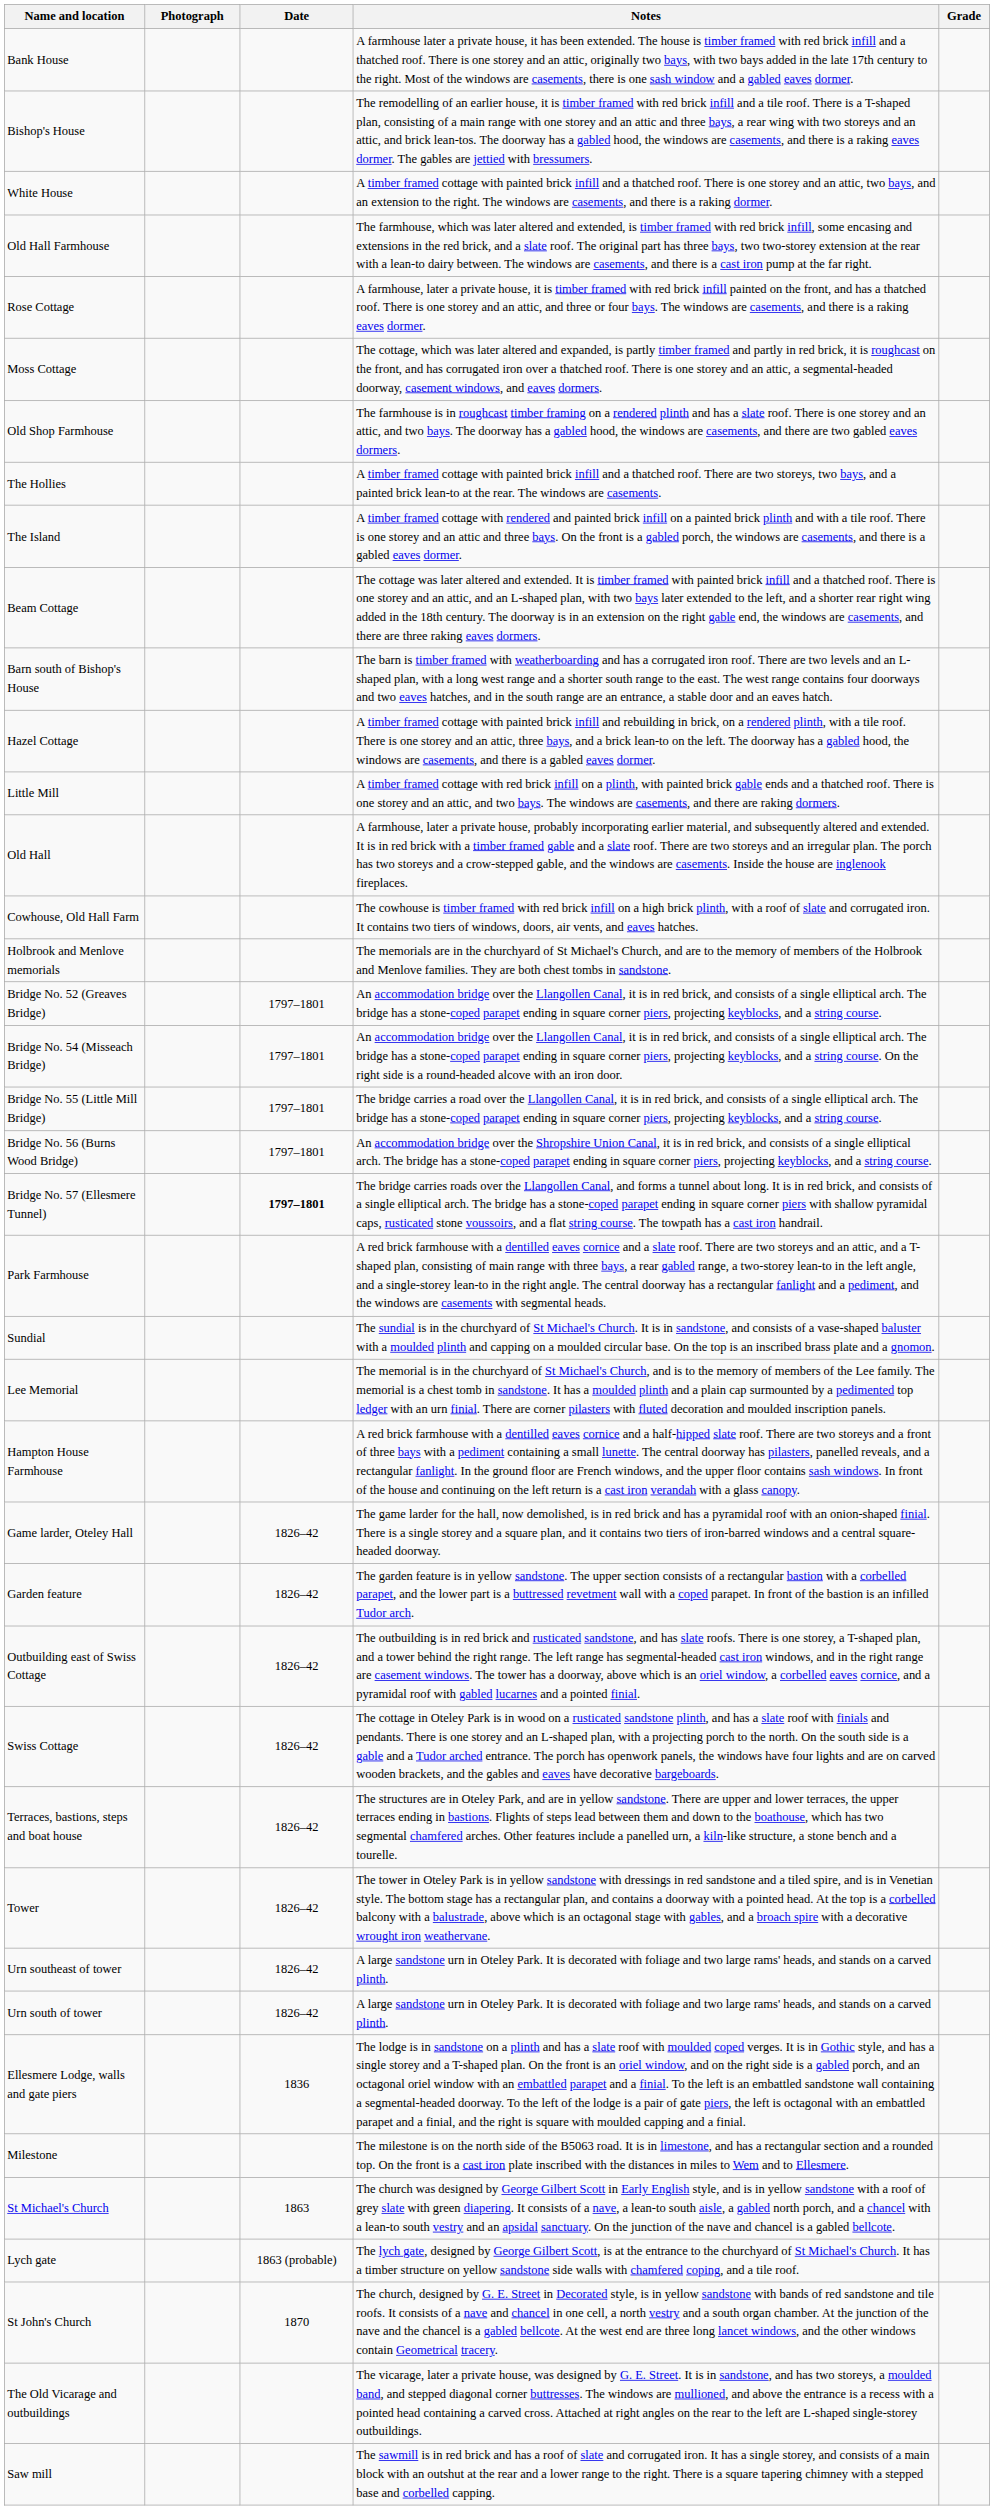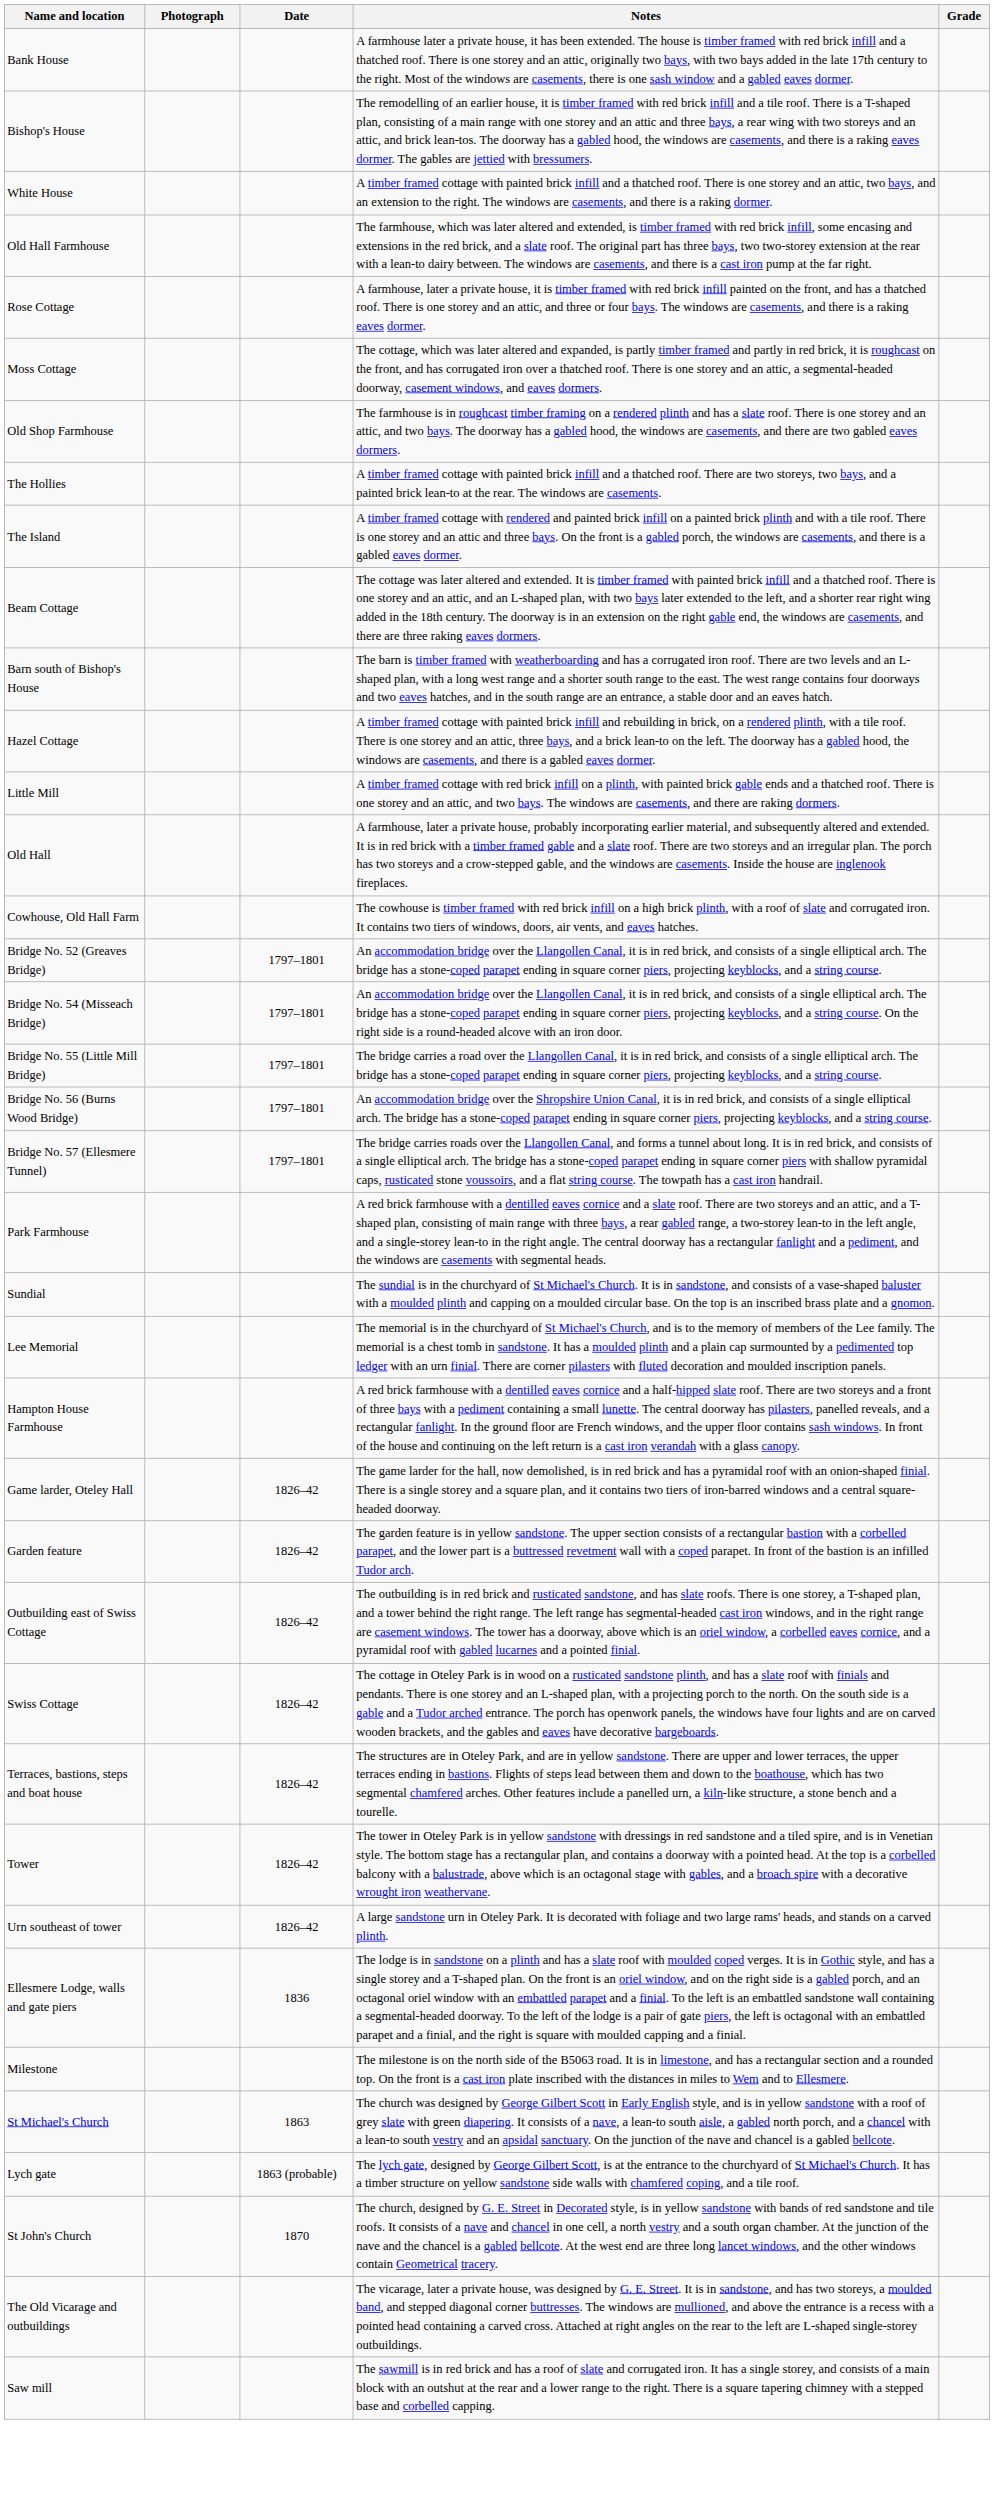- row: (65, 960)
(297, 1204) bold -> (297, 1161) normal
- row: (55, 2013)
